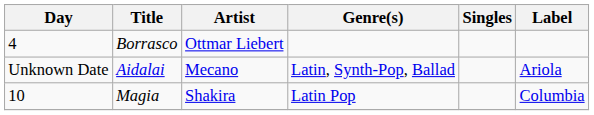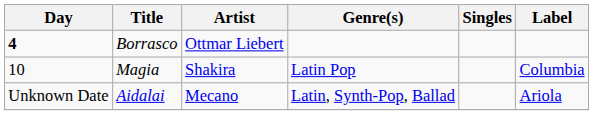(12, 43) normal -> (12, 43) bold
rows swapped: (138, 95) <-> (140, 69)
